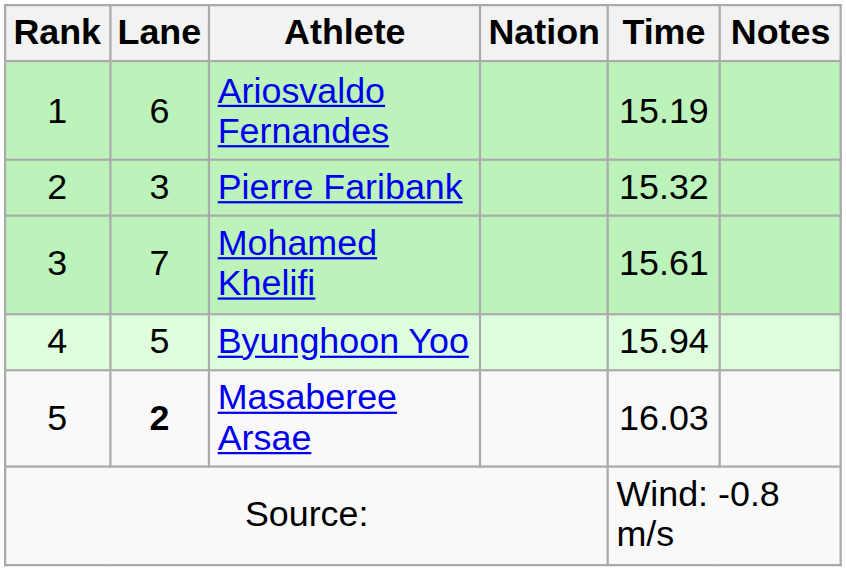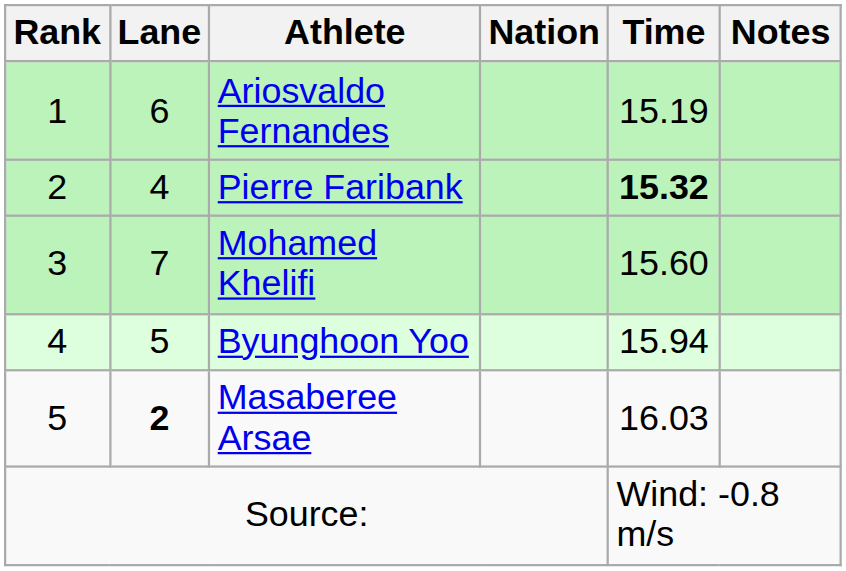(159, 186) 3 -> (159, 186) 4
(664, 186) normal -> (664, 186) bold
(664, 263) 15.61 -> (664, 263) 15.60
